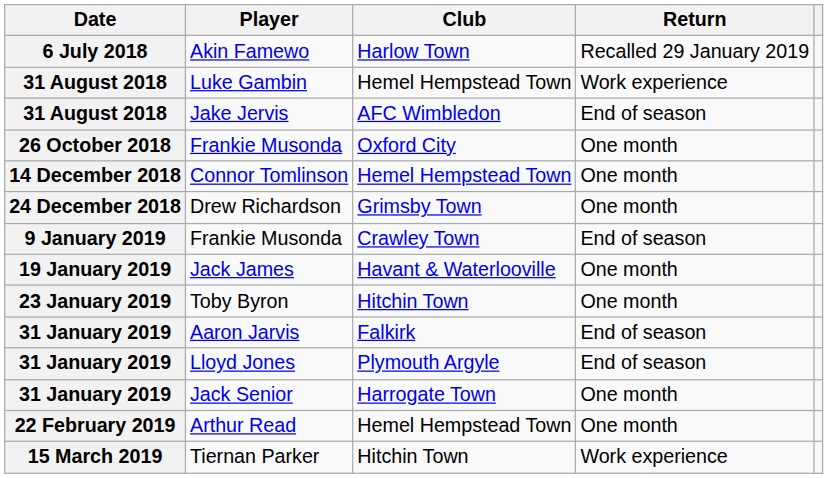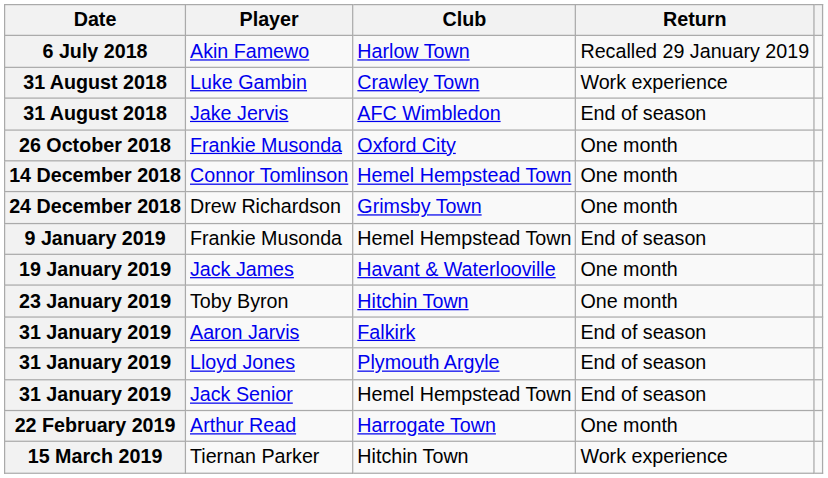(464, 82) Hemel Hempstead Town -> (418, 82) Crawley Town
(418, 238) Crawley Town -> (464, 238) Hemel Hempstead Town
(427, 394) Harrogate Town -> (464, 394) Hemel Hempstead Town
(629, 394) One month -> (643, 394) End of season
(464, 425) Hemel Hempstead Town -> (427, 425) Harrogate Town
